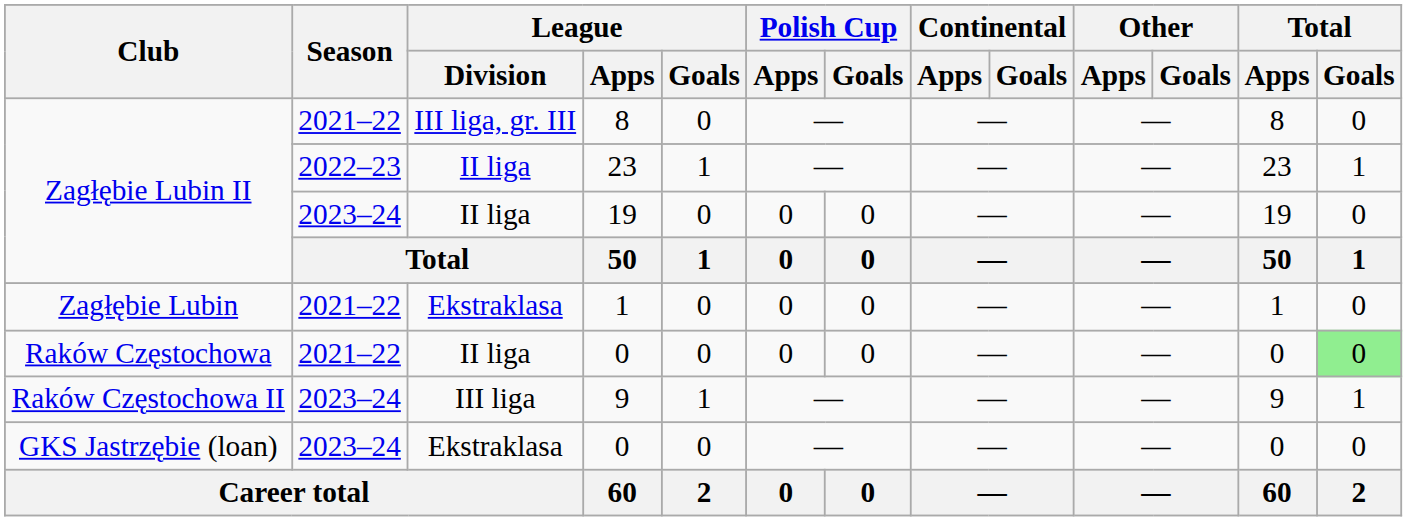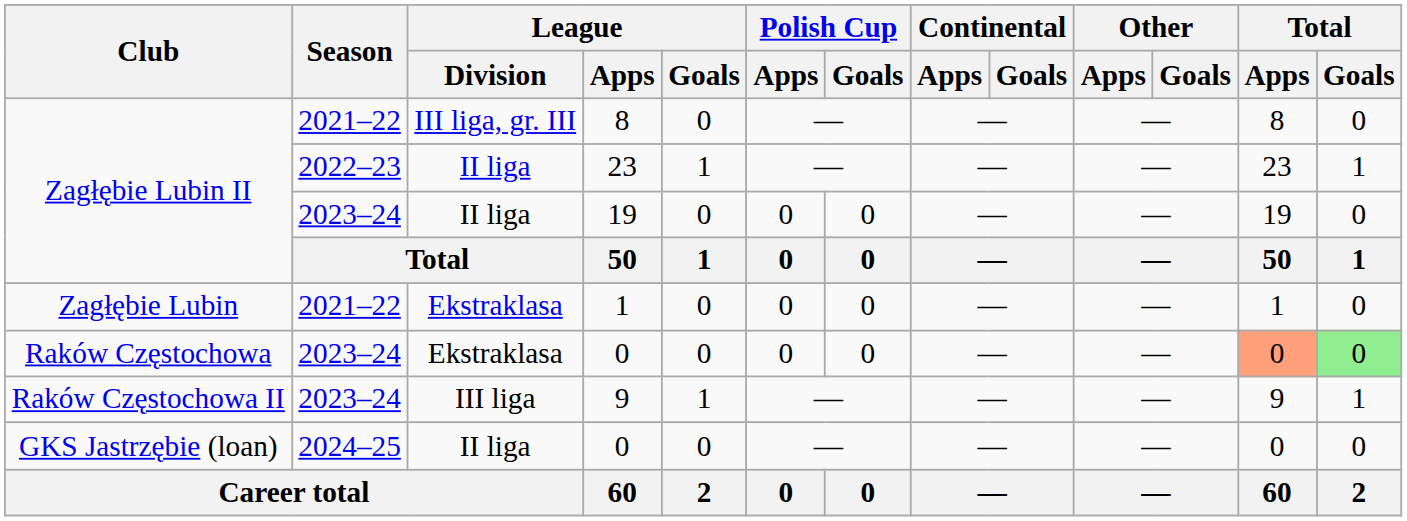(350, 352) 2021–22 -> (350, 352) 2023–24
(495, 352) II liga -> (495, 352) Ekstraklasa
(1277, 352) no background -> (1277, 352) lightsalmon background
(350, 445) 2023–24 -> (350, 445) 2024–25
(495, 445) Ekstraklasa -> (495, 445) II liga
